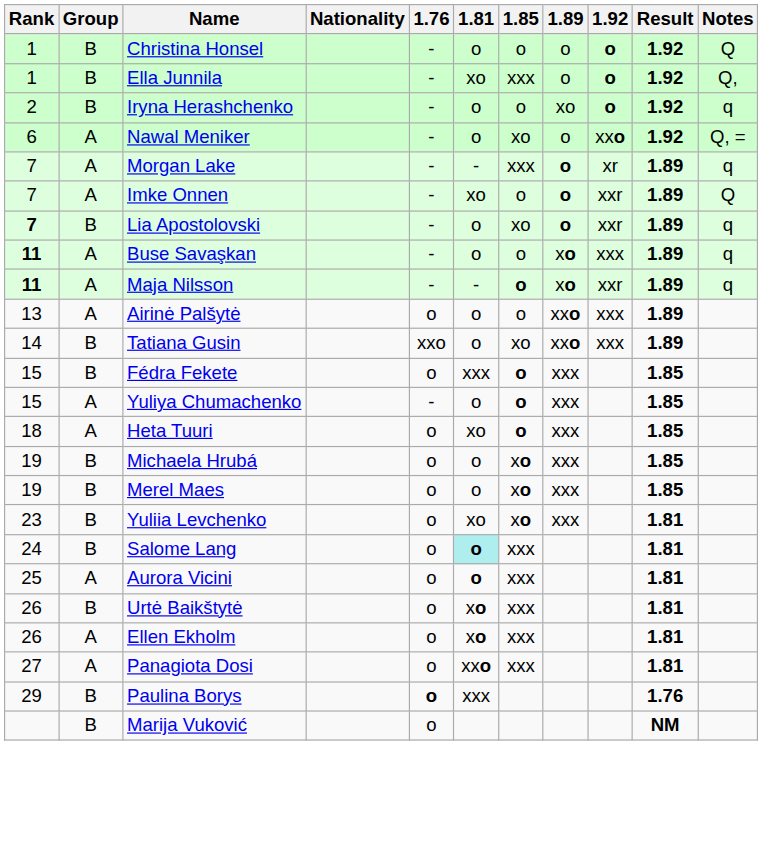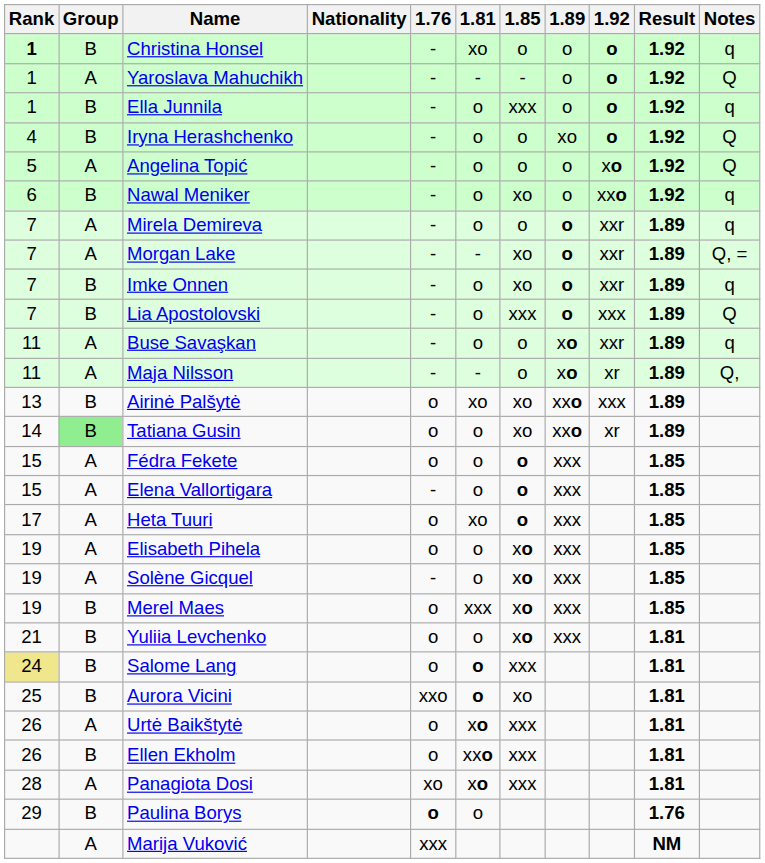(32, 48) normal -> (32, 48) bold
(476, 48) o -> (478, 48) xo
(728, 48) Q -> (730, 48) q
+ row: (215, 78)
(476, 78) xo -> (478, 107) o
(728, 78) Q, -> (730, 107) q
(32, 107) 2 -> (32, 136) 4
(728, 107) q -> (730, 136) Q
+ row: (187, 166)
(91, 136) A -> (91, 195) B
(728, 136) Q, = -> (730, 195) q
+ row: (195, 225)
(521, 166) xxx -> (523, 254) xo
(610, 166) xr -> (612, 254) xxr
(728, 166) q -> (730, 254) Q, =
(91, 195) A -> (91, 284) B
(476, 195) xo -> (478, 284) o
(521, 195) o -> (523, 284) xo
(728, 195) Q -> (730, 284) q
(32, 225) bold -> (32, 313) normal
(521, 225) xo -> (523, 313) xxx
(610, 225) xxr -> (612, 313) xxx
(728, 225) q -> (730, 313) Q
(32, 254) bold -> (32, 343) normal
(610, 254) xxx -> (612, 343) xxr
(32, 284) bold -> (32, 372) normal
(521, 284) bold -> (523, 372) normal
(610, 284) xxr -> (612, 372) xr
(728, 284) q -> (730, 372) Q,
(91, 313) A -> (91, 401) B
(476, 313) o -> (478, 401) xo
(521, 313) o -> (523, 401) xo
(91, 343) no background -> (91, 431) lightgreen background
(431, 343) xxo -> (433, 431) o
(610, 343) xxx -> (612, 431) xr
(91, 372) B -> (91, 460) A
(476, 372) xxx -> (478, 460) o
+ row: (200, 490)
- row: (214, 401)
(32, 431) 18 -> (32, 519) 17
- row: (192, 460)
+ row: (194, 549)
+ row: (190, 578)
(476, 490) o -> (478, 607) xxx
(32, 519) 23 -> (32, 637) 21
(476, 519) xo -> (478, 637) o
(32, 549) no background -> (32, 666) khaki background
(476, 549) paleturquoise background -> (478, 666) no background
(91, 578) A -> (91, 696) B
(431, 578) o -> (433, 696) xxo
(521, 578) xxx -> (523, 696) xo
(91, 607) B -> (91, 725) A
(91, 637) A -> (91, 755) B
(476, 637) xo -> (478, 755) xxo
(32, 666) 27 -> (32, 784) 28
(431, 666) o -> (433, 784) xo
(476, 666) xxo -> (478, 784) xo
(476, 696) xxx -> (478, 813) o
(91, 725) B -> (91, 843) A
(431, 725) o -> (433, 843) xxx
